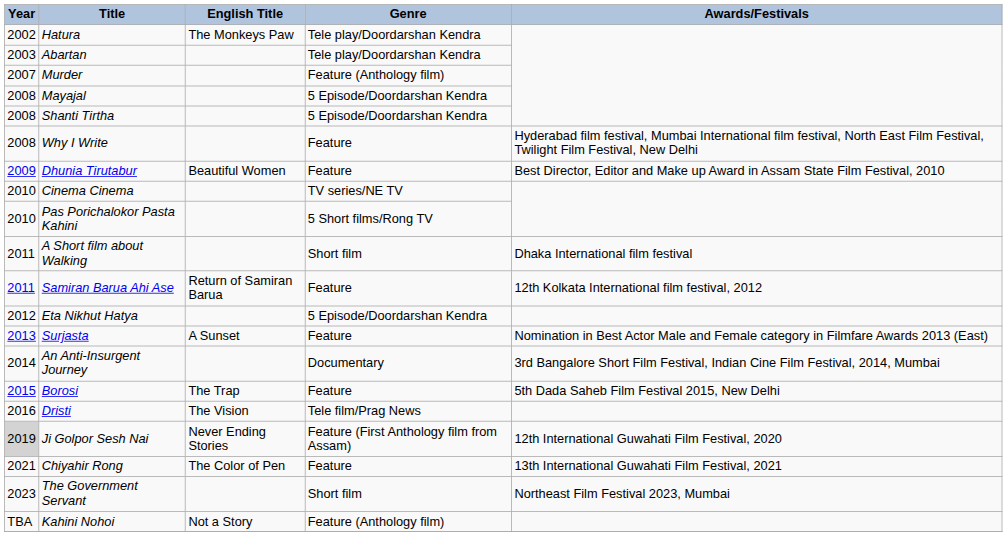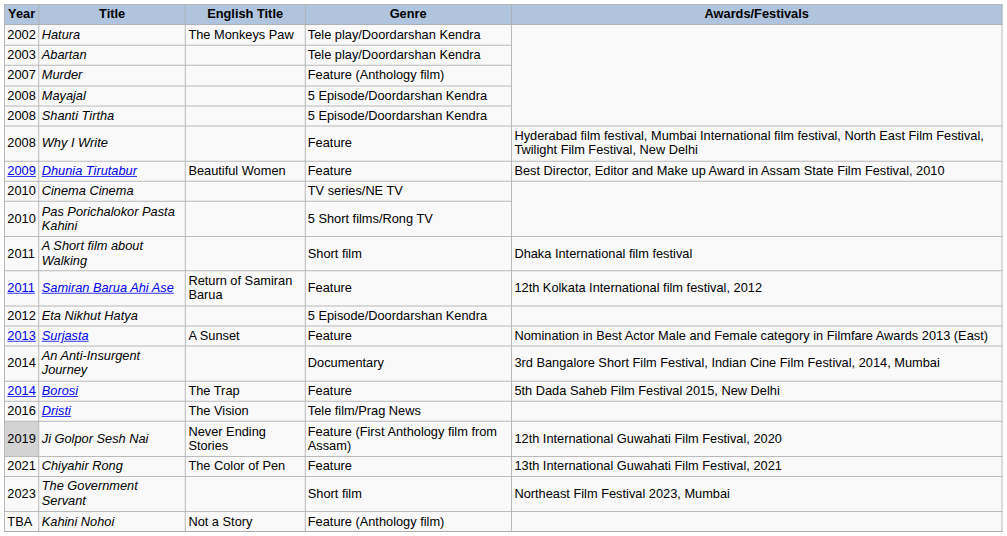(22, 391) 2015 -> (22, 391) 2014
